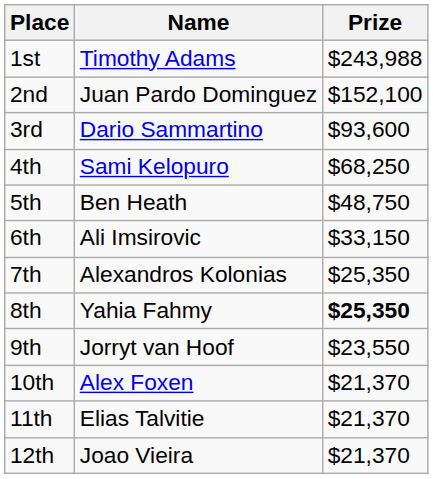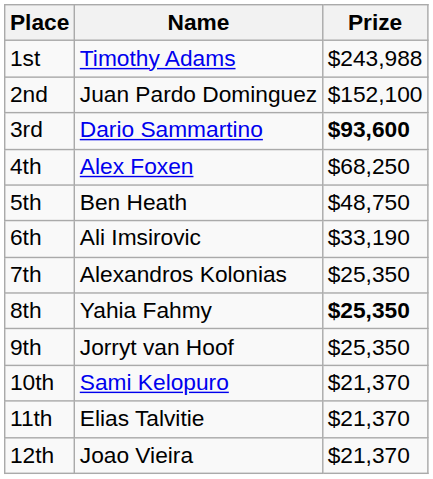(369, 130) normal -> (369, 130) bold
(154, 166) Sami Kelopuro -> (137, 166) Alex Foxen
(369, 238) $33,150 -> (369, 238) $33,190
(369, 346) $23,550 -> (369, 346) $25,350
(137, 382) Alex Foxen -> (154, 382) Sami Kelopuro
